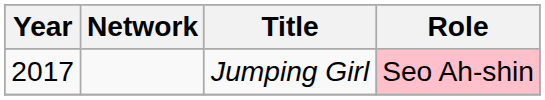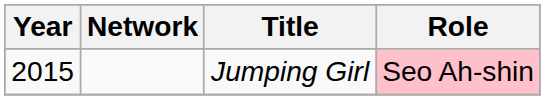(43, 71) 2017 -> (43, 71) 2015
